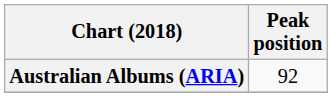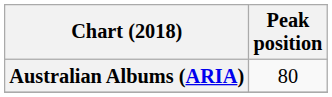(288, 75) 92 -> (288, 75) 80
